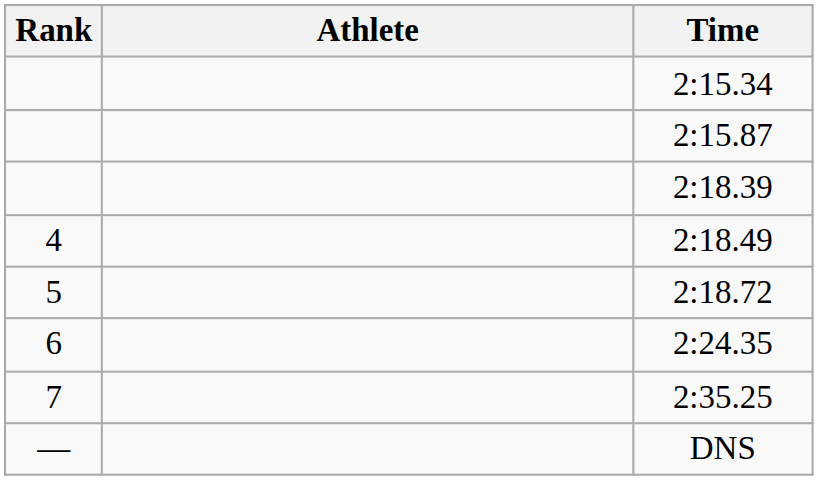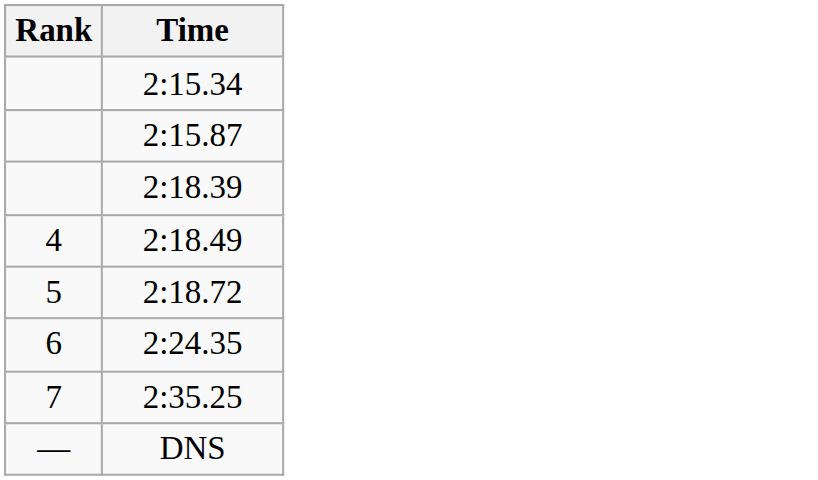- column: (368, 30)
